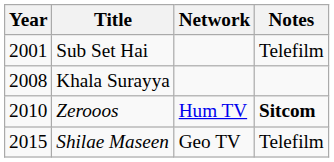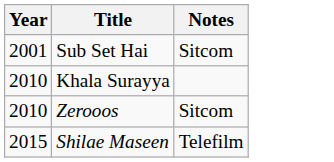- column: (214, 19)
(291, 50) Telefilm -> (206, 50) Sitcom
(28, 80) 2008 -> (28, 80) 2010
(287, 111) bold -> (206, 111) normal
